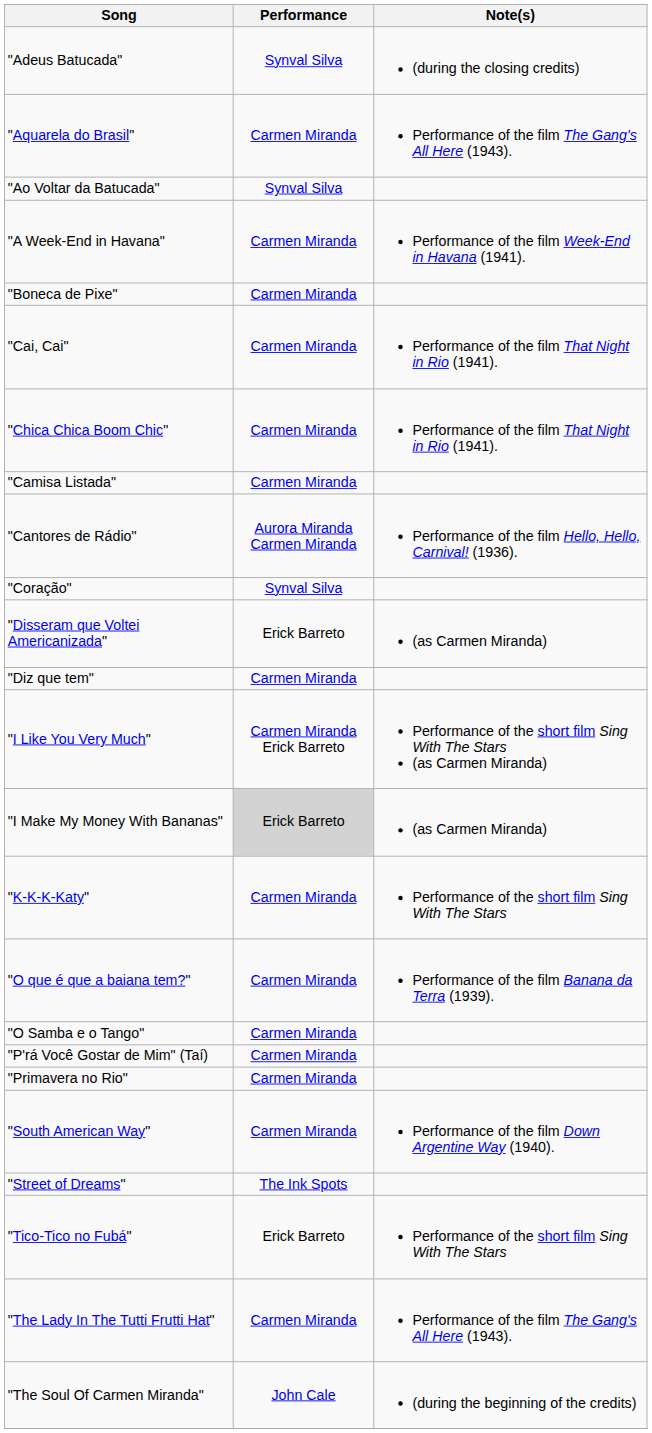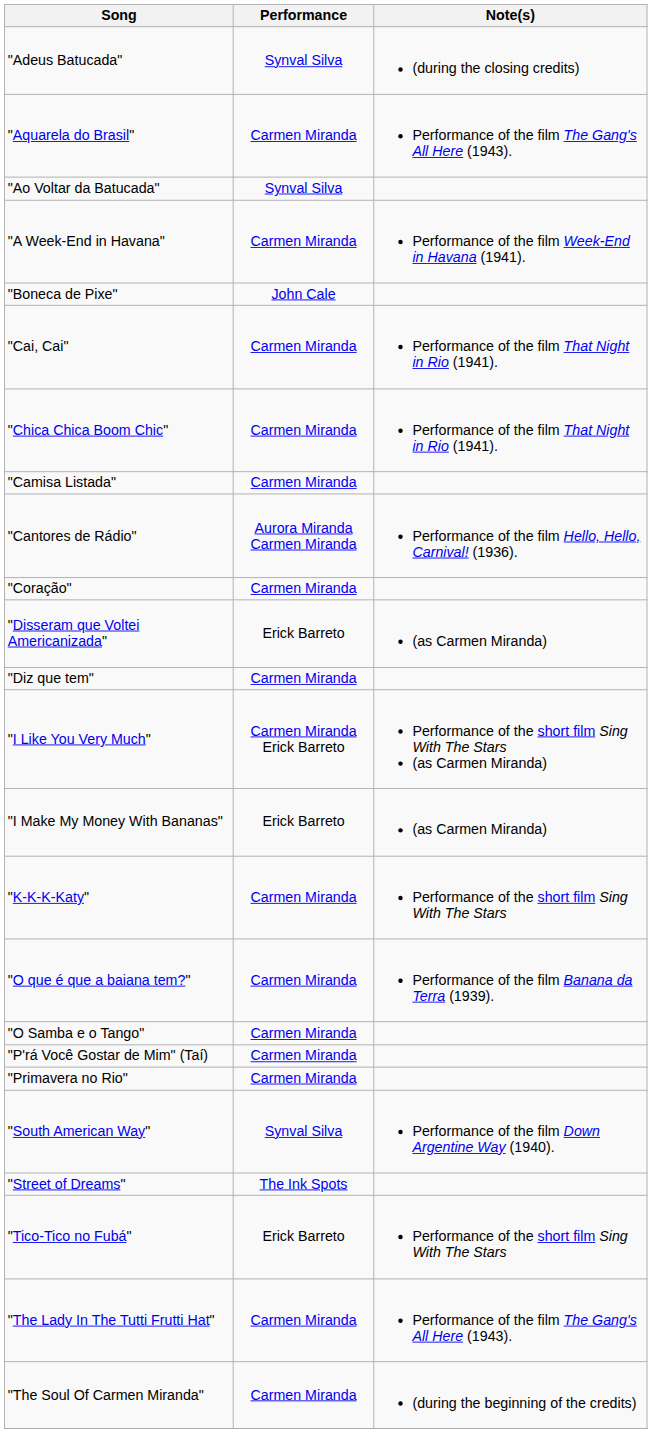(304, 294) Carmen Miranda -> (304, 294) John Cale
(304, 588) Synval Silva -> (304, 588) Carmen Miranda
(304, 822) lightgrey background -> (304, 822) no background
(304, 1131) Carmen Miranda -> (304, 1131) Synval Silva
(304, 1395) John Cale -> (304, 1395) Carmen Miranda
